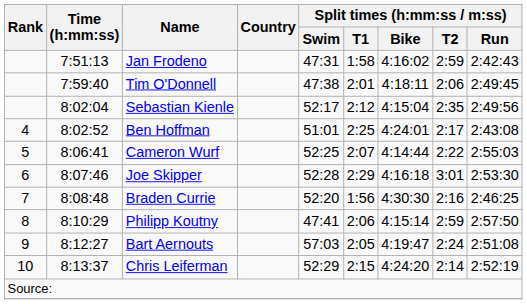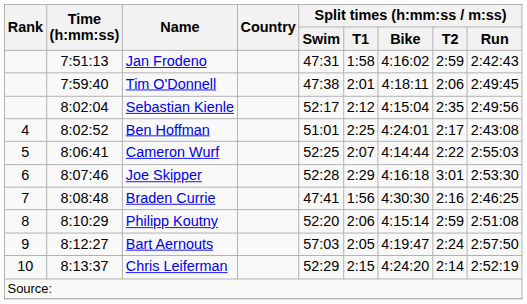(321, 198) 52:20 -> (321, 198) 47:41
(321, 221) 47:41 -> (321, 221) 52:20
(495, 221) 2:57:50 -> (495, 221) 2:51:08
(495, 244) 2:51:08 -> (495, 244) 2:57:50
